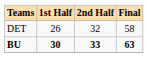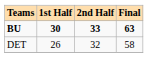rows swapped: (17, 29) <-> (14, 44)
